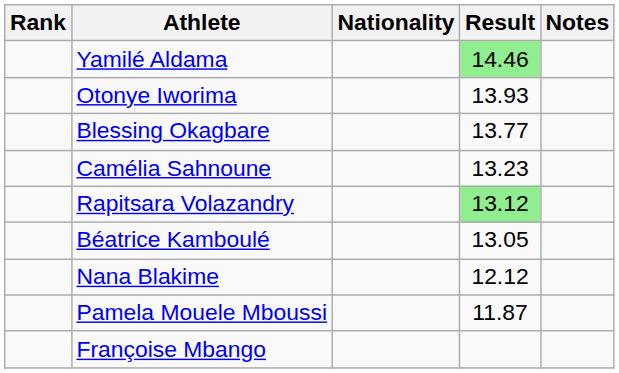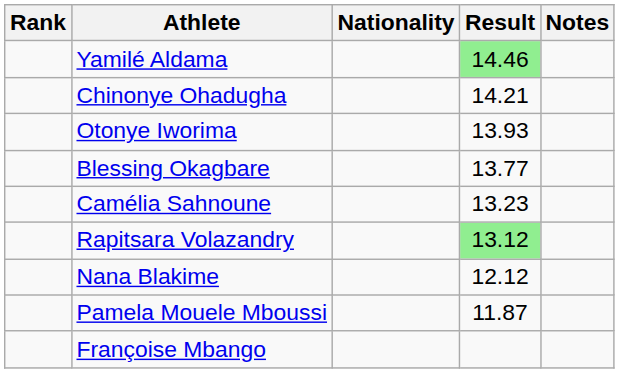+ row: (181, 95)
- row: (173, 240)
